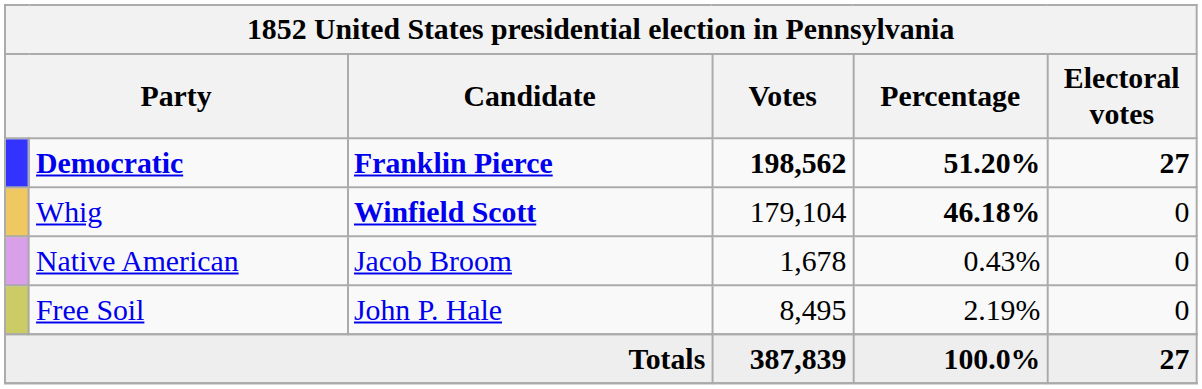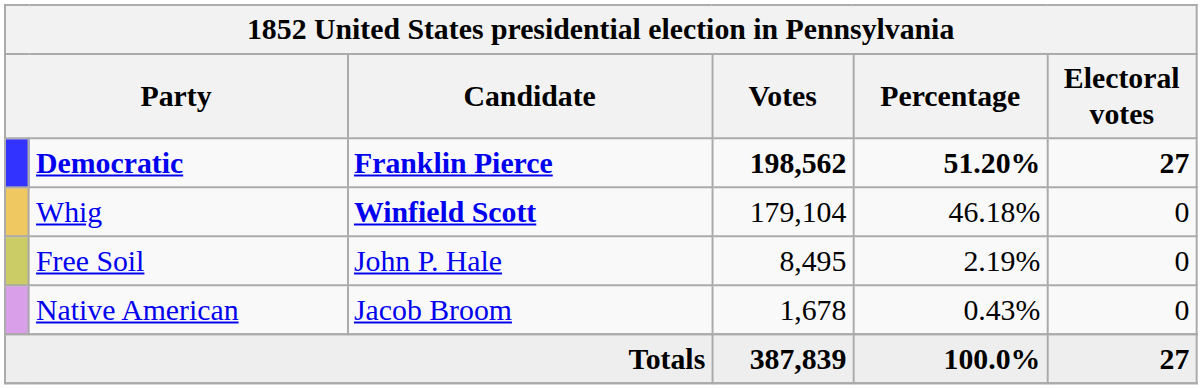(992, 211) bold -> (994, 211) normal
rows swapped: (90, 310) <-> (137, 261)
